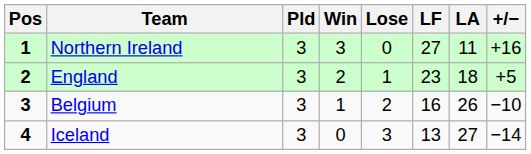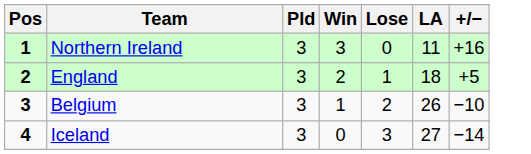- column: (431, 18)
